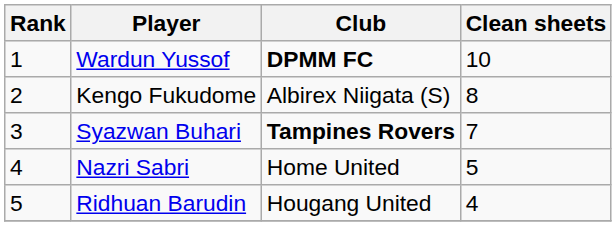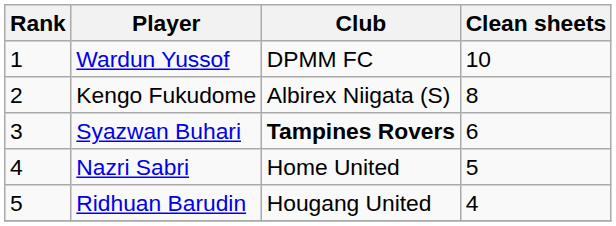(320, 59) bold -> (320, 59) normal
(472, 131) 7 -> (472, 131) 6
